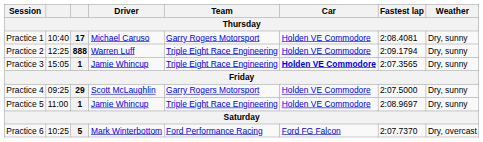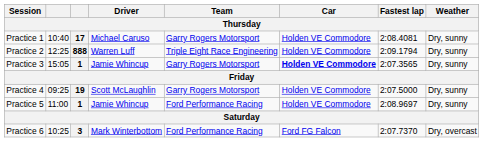(222, 64) Triple Eight Race Engineering -> (213, 64) Garry Rogers Motorsport
(80, 90) 29 -> (80, 90) 19
(222, 104) Triple Eight Race Engineering -> (214, 104) Ford Performance Racing
(80, 130) 5 -> (80, 130) 3
